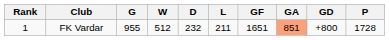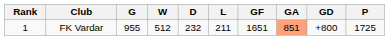(365, 27) 1728 -> (365, 27) 1725
